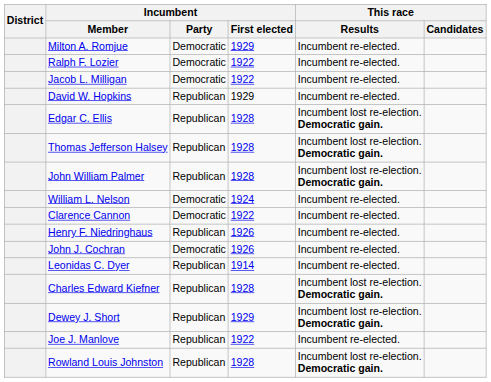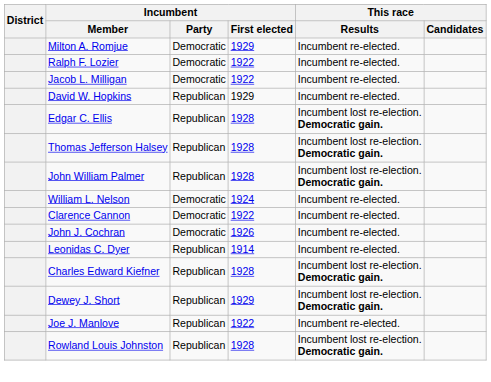- row: (100, 232)
